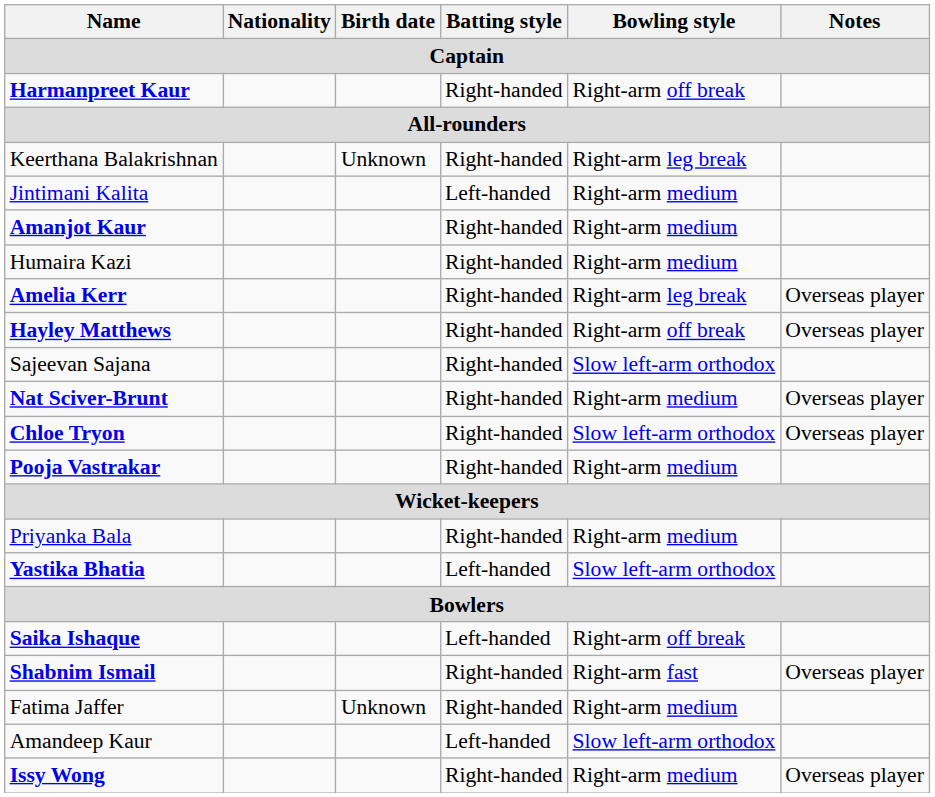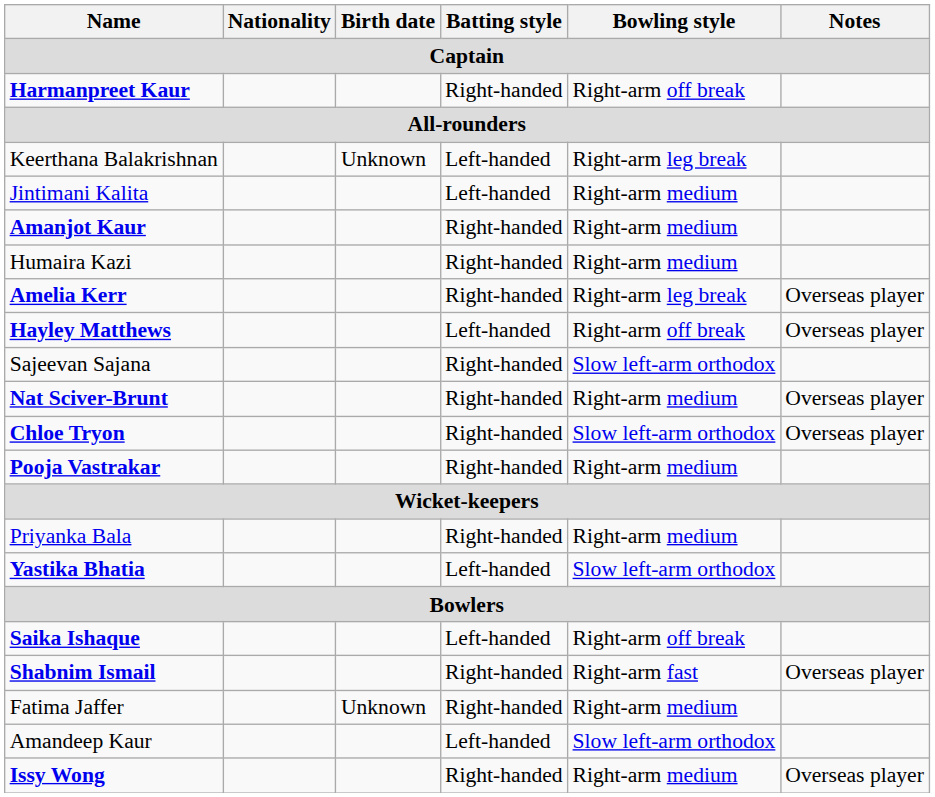(504, 158) Right-handed -> (498, 158) Left-handed
(504, 329) Right-handed -> (498, 329) Left-handed
